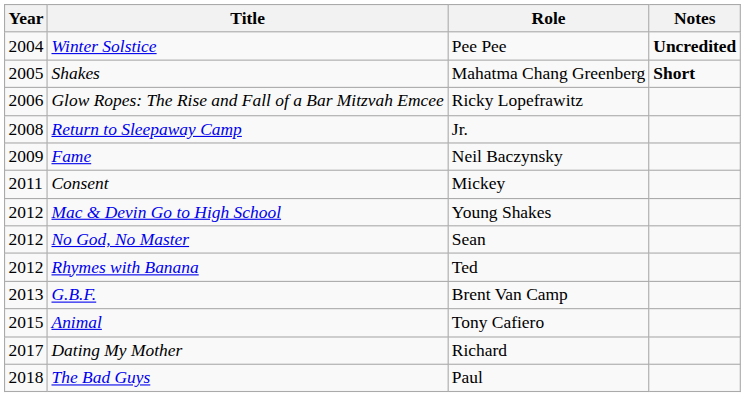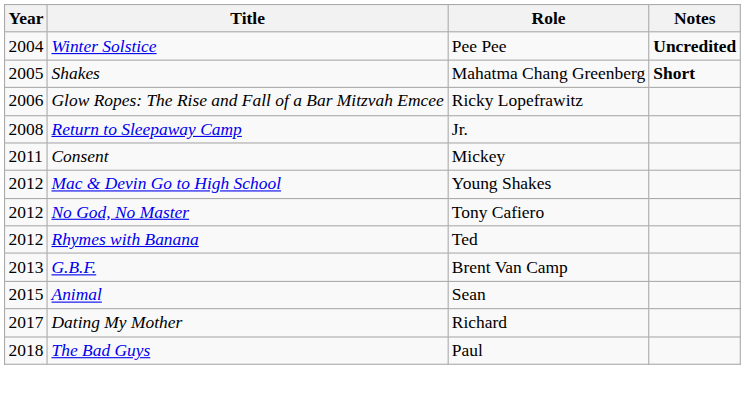- row: (71, 156)
(469, 239) Sean -> (498, 211) Tony Cafiero
(498, 322) Tony Cafiero -> (469, 294) Sean
